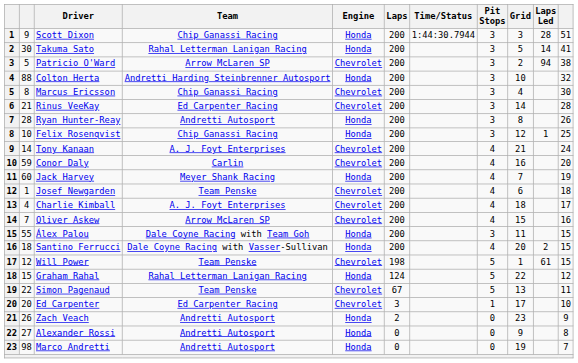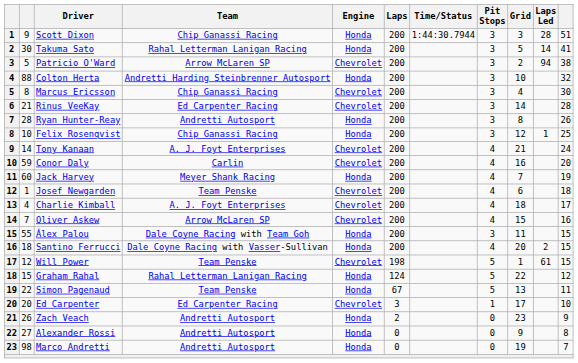(358, 291) Chevrolet -> (358, 291) Honda
